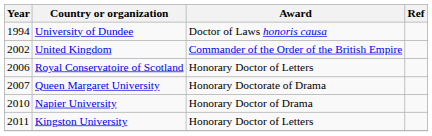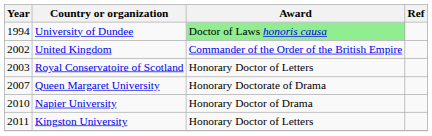(258, 31) no background -> (258, 31) lightgreen background
(18, 67) 2006 -> (18, 67) 2003
